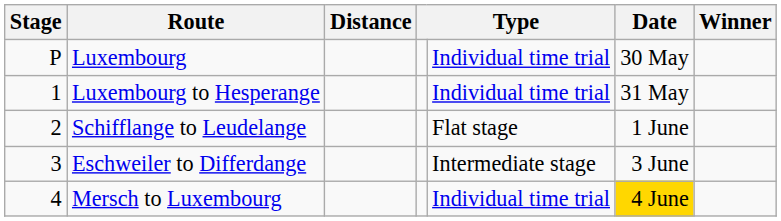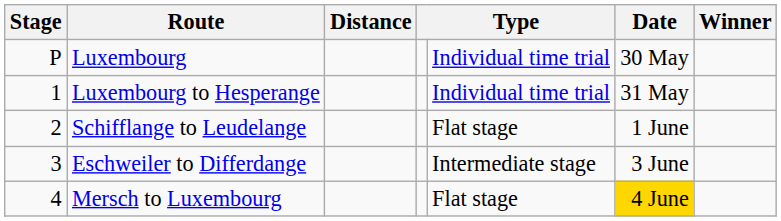(521, 198) Individual time trial -> (475, 198) Flat stage
